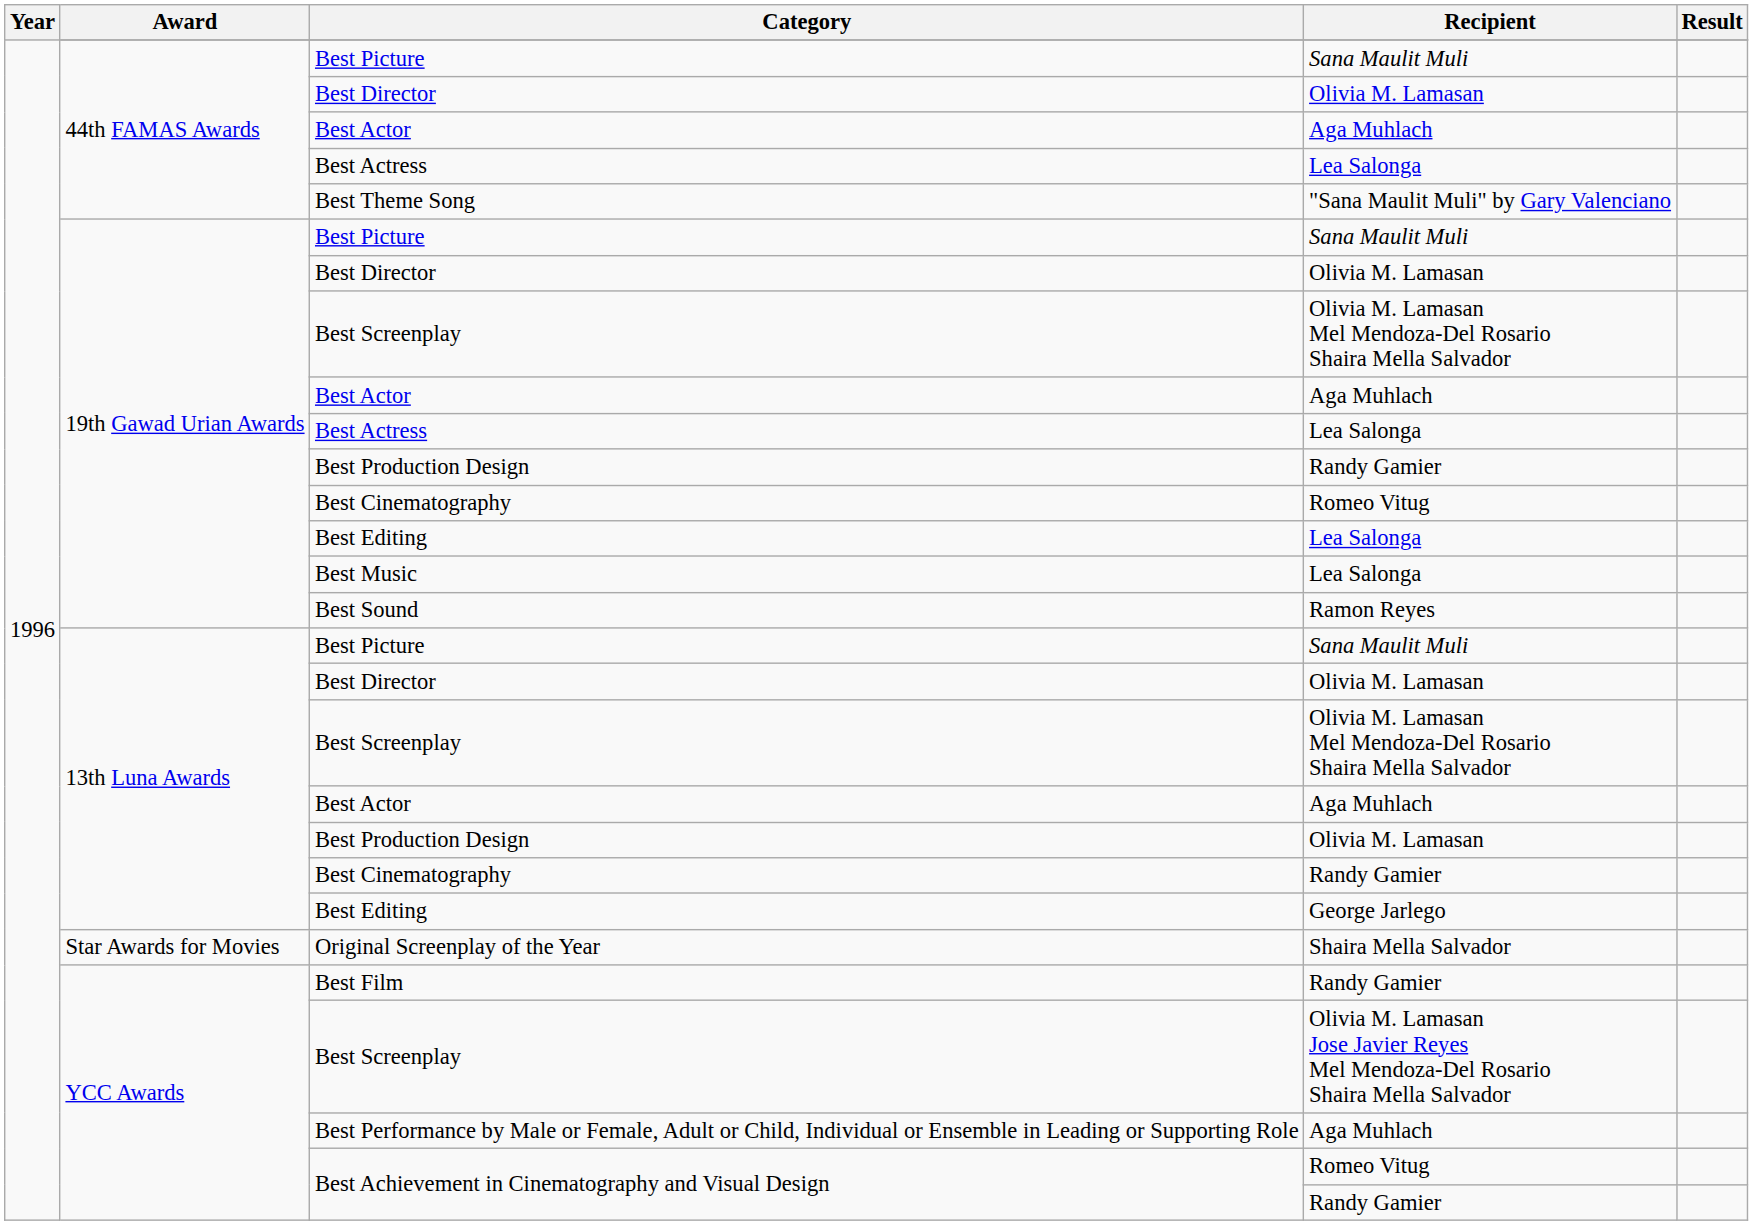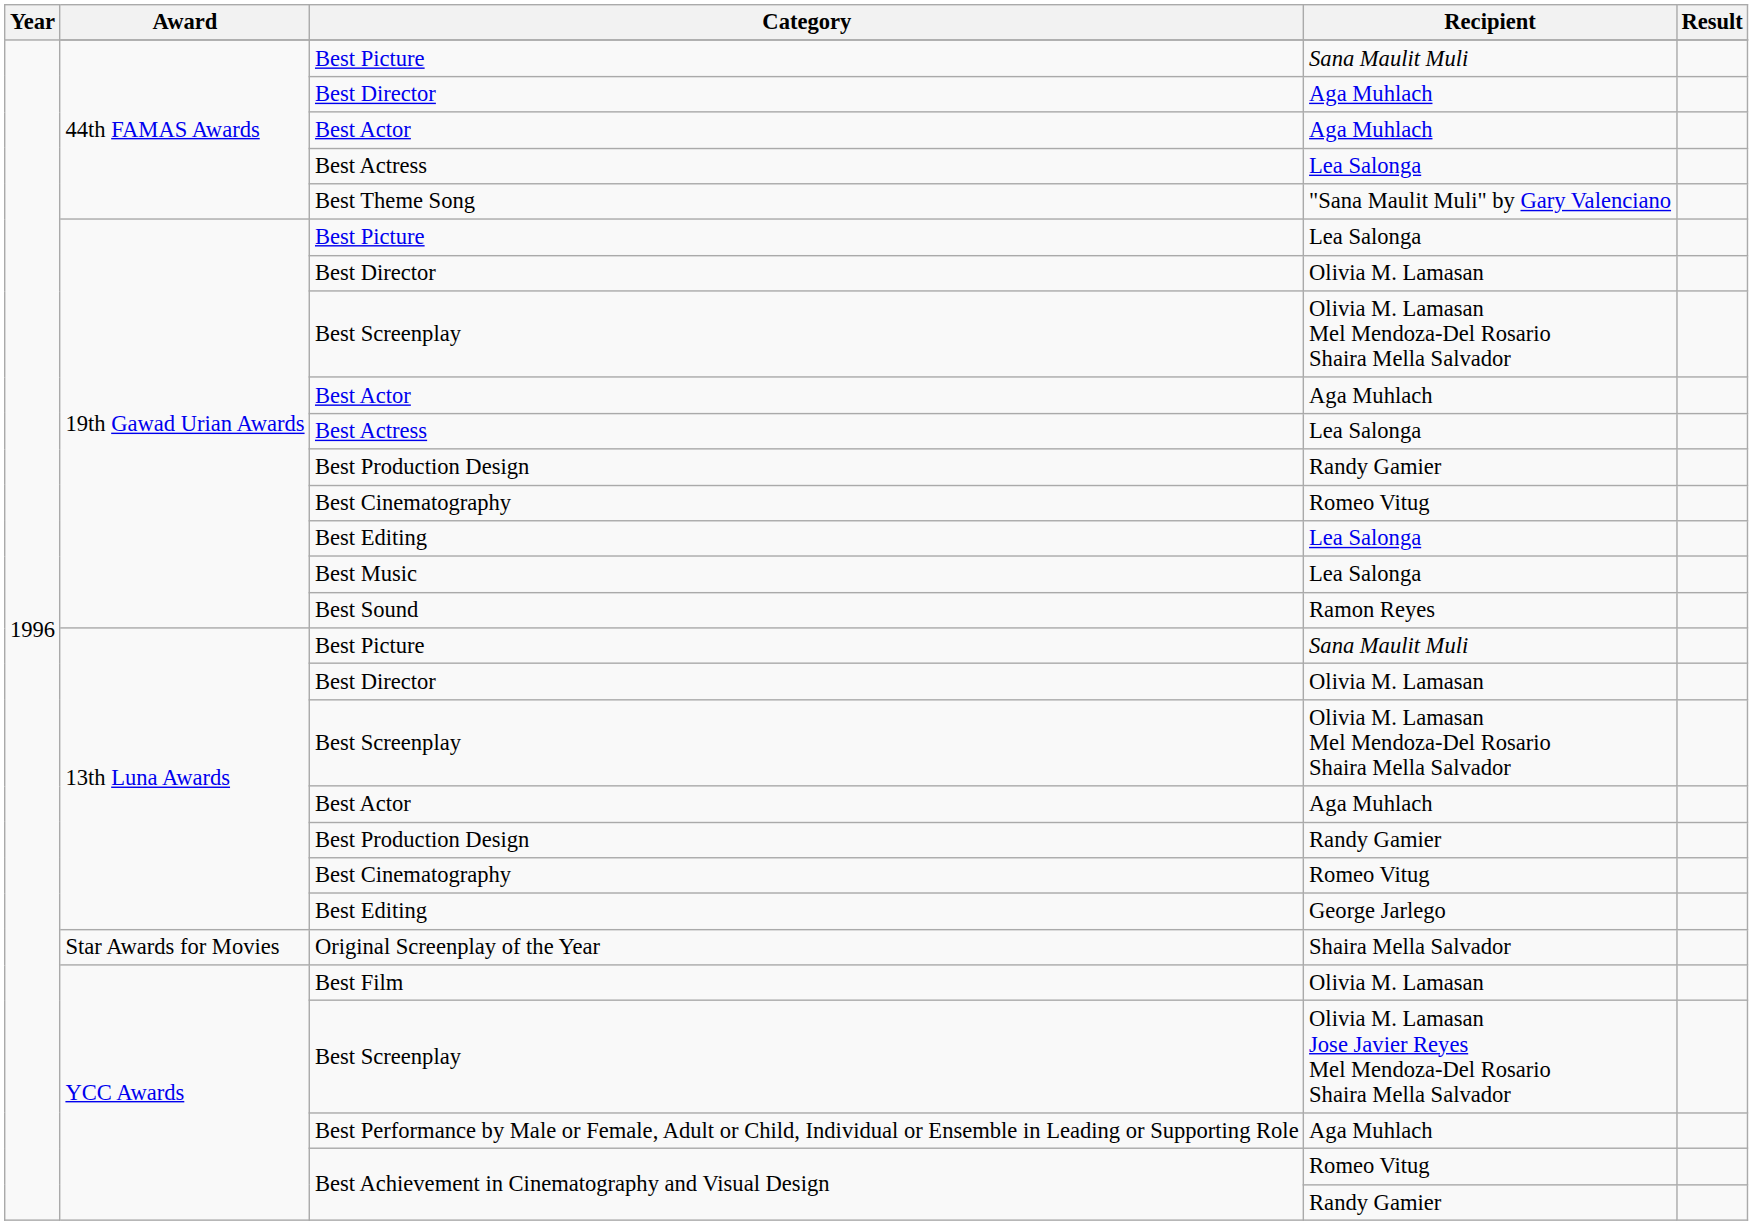(1396, 93) Olivia M. Lamasan -> (1371, 93) Aga Muhlach
(1389, 237) Sana Maulit Muli -> (1365, 237) Lea Salonga
(1396, 839) Olivia M. Lamasan -> (1375, 839) Randy Gamier
(1375, 875) Randy Gamier -> (1369, 875) Romeo Vitug
(1375, 982) Randy Gamier -> (1396, 982) Olivia M. Lamasan
